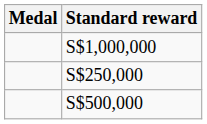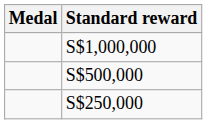rows swapped: (104, 103) <-> (104, 75)
